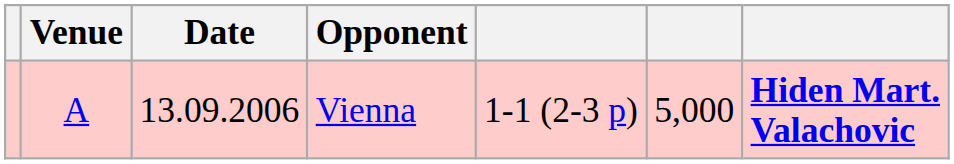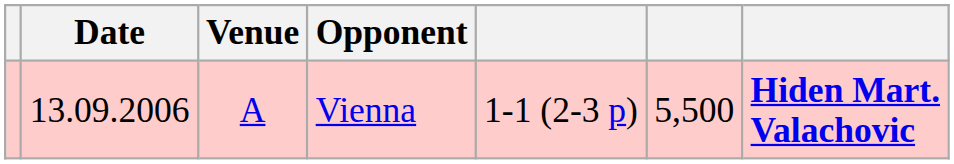columns swapped: (219, 32) <-> (76, 32)
(694, 108) 5,000 -> (694, 108) 5,500
